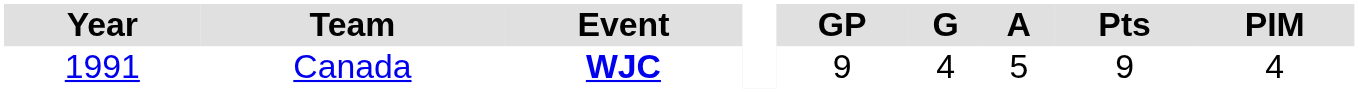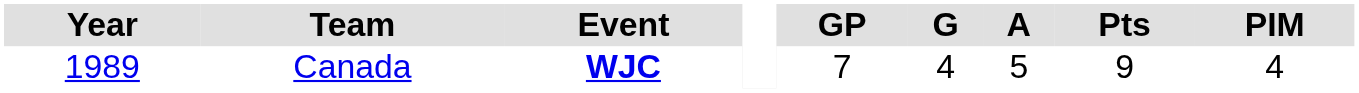(102, 66) 1991 -> (102, 66) 1989
(842, 66) 9 -> (842, 66) 7
